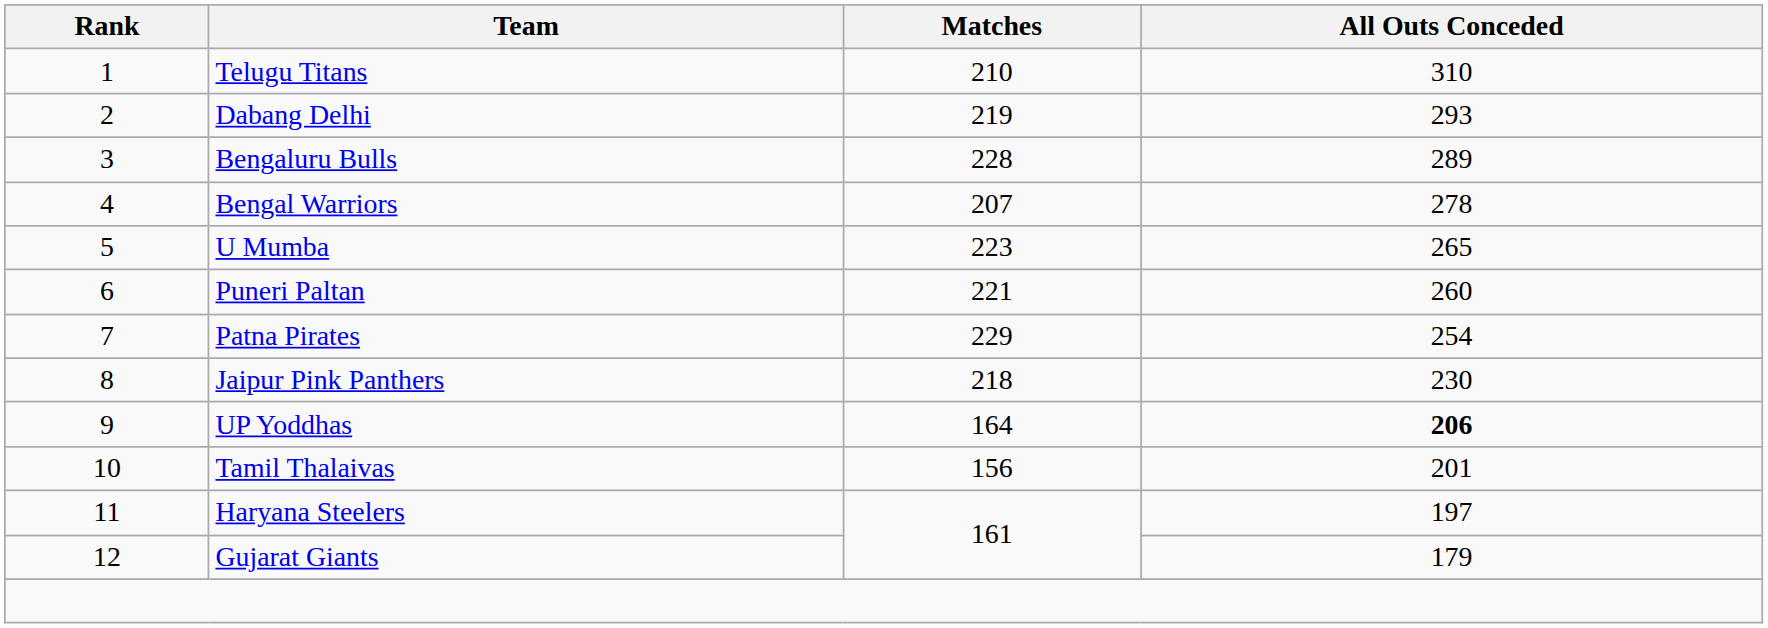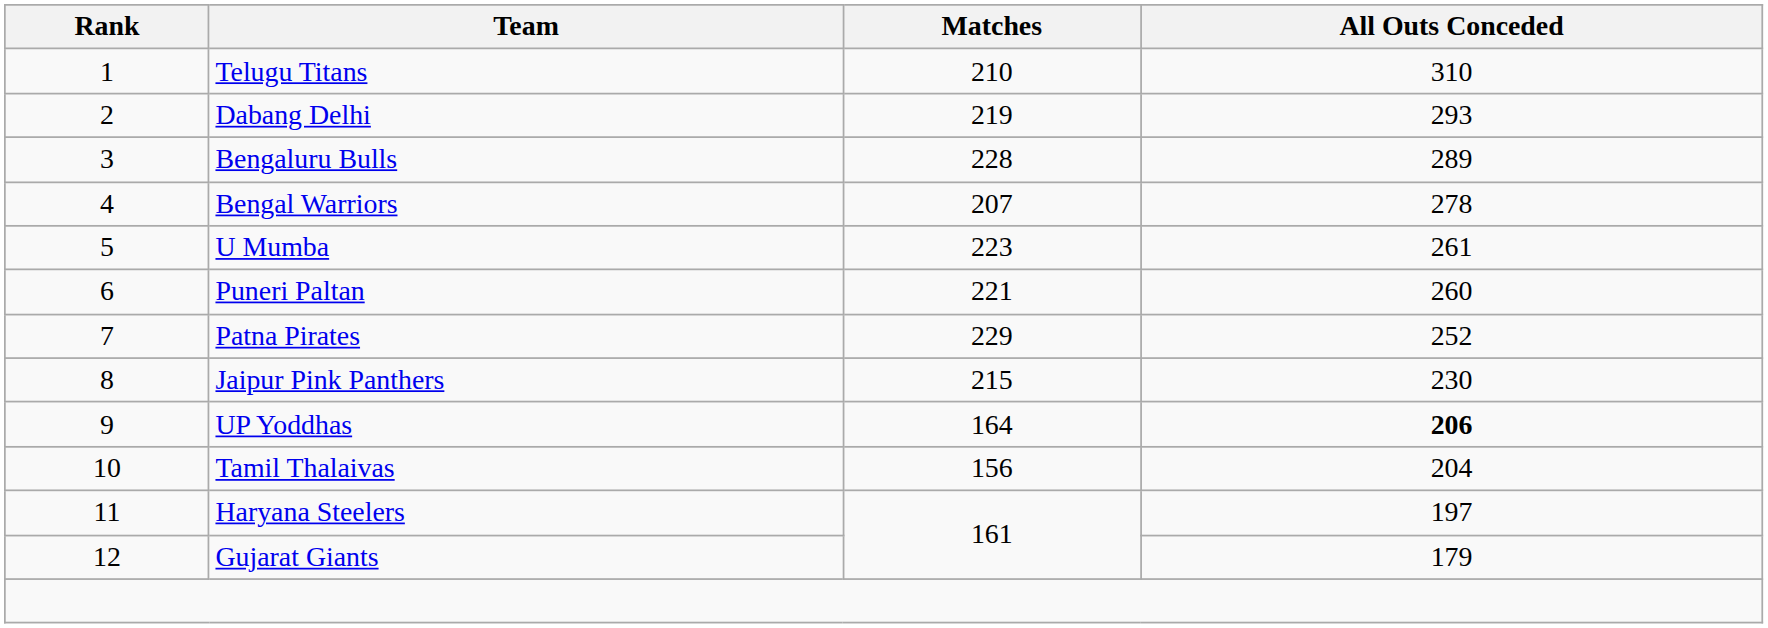(1452, 247) 265 -> (1452, 247) 261
(1452, 335) 254 -> (1452, 335) 252
(992, 379) 218 -> (992, 379) 215
(1452, 468) 201 -> (1452, 468) 204
